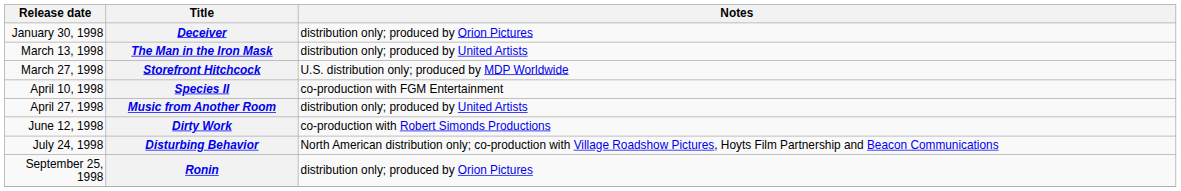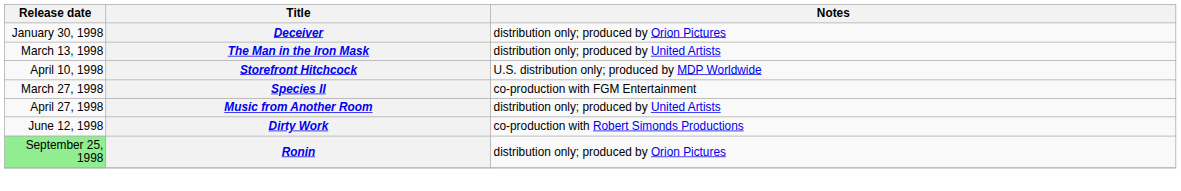(62, 70) March 27, 1998 -> (67, 70) April 10, 1998
(67, 88) April 10, 1998 -> (62, 88) March 27, 1998
- row: (202, 145)
(64, 170) no background -> (64, 151) lightgreen background
